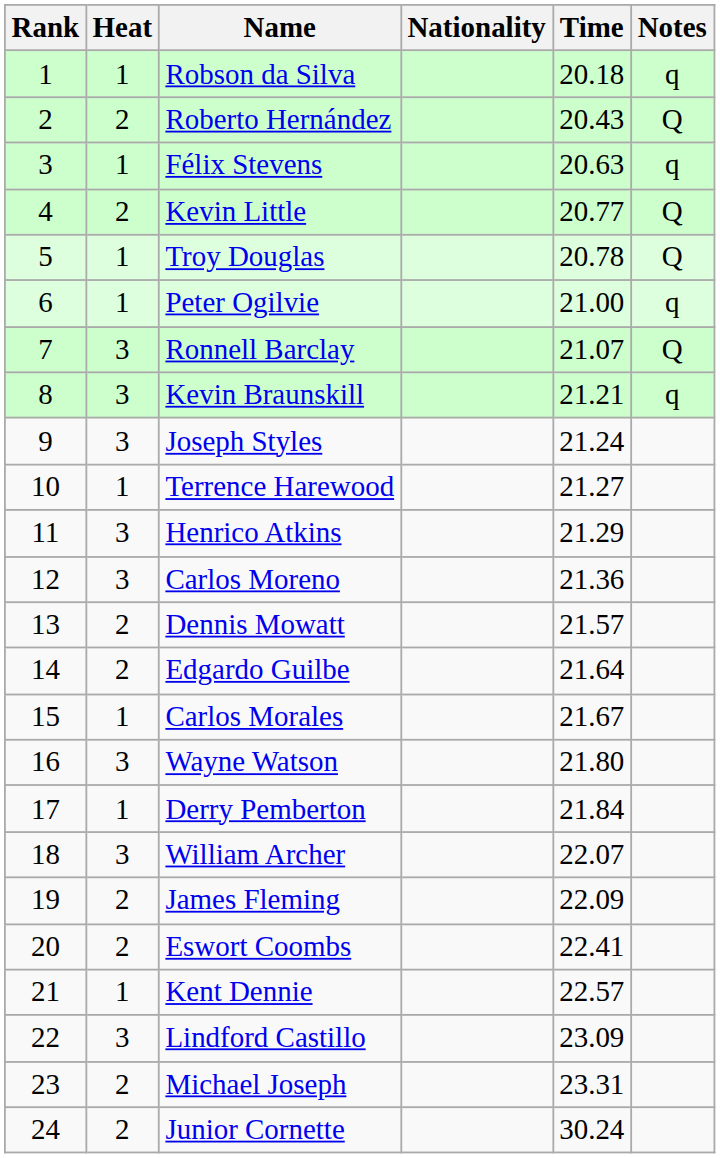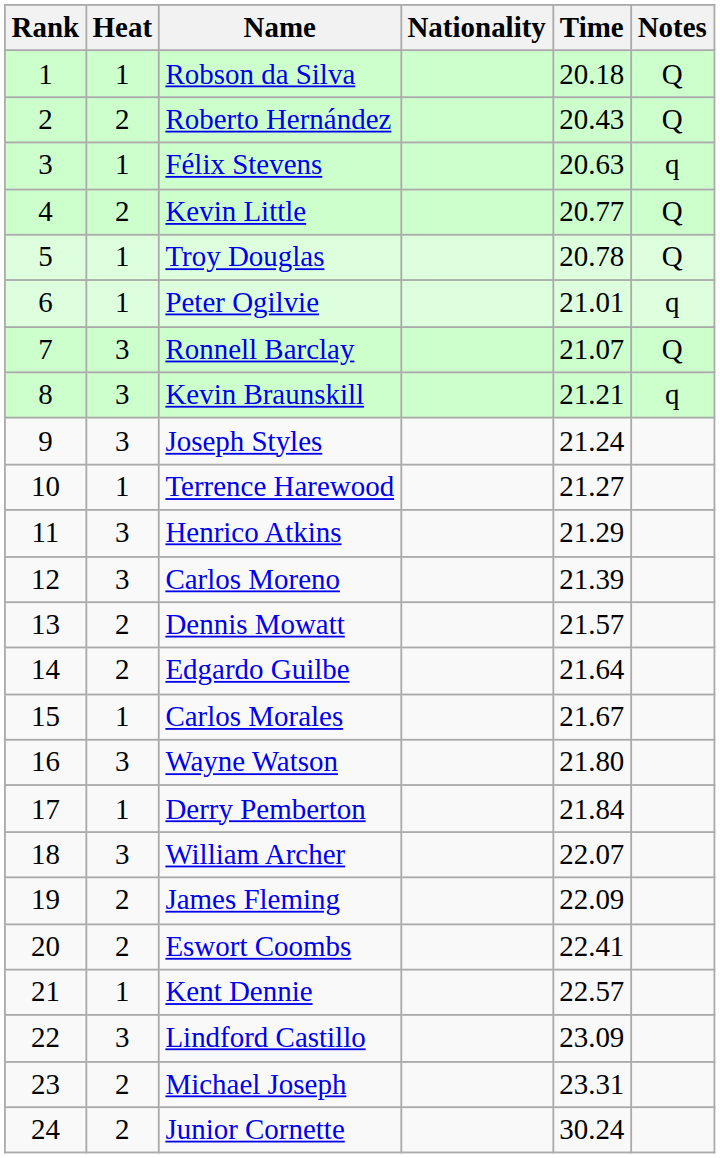(672, 73) q -> (672, 73) Q
(592, 303) 21.00 -> (592, 303) 21.01
(592, 578) 21.36 -> (592, 578) 21.39
